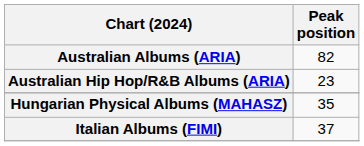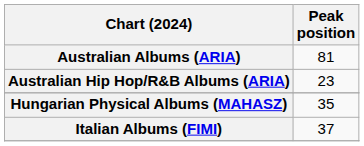(326, 57) 82 -> (326, 57) 81
